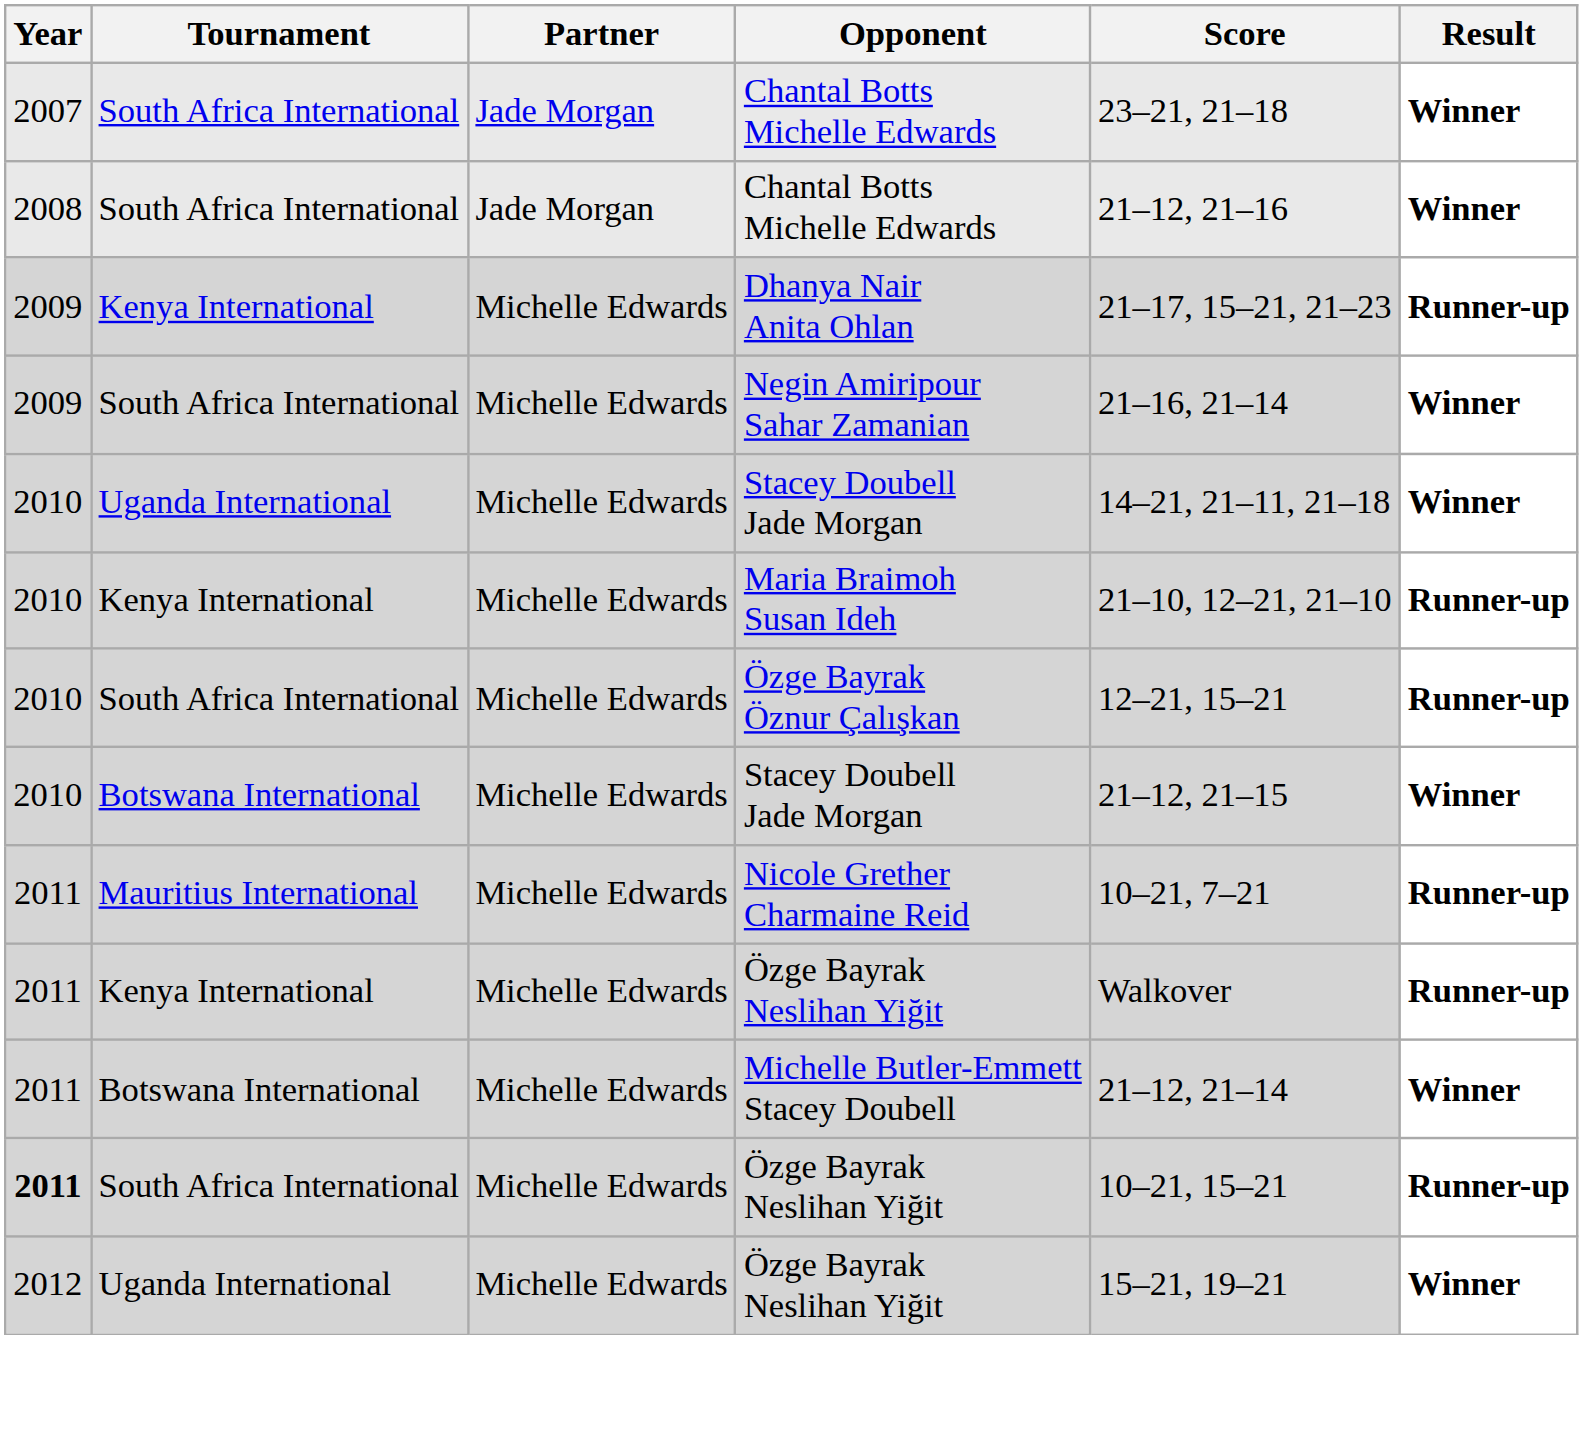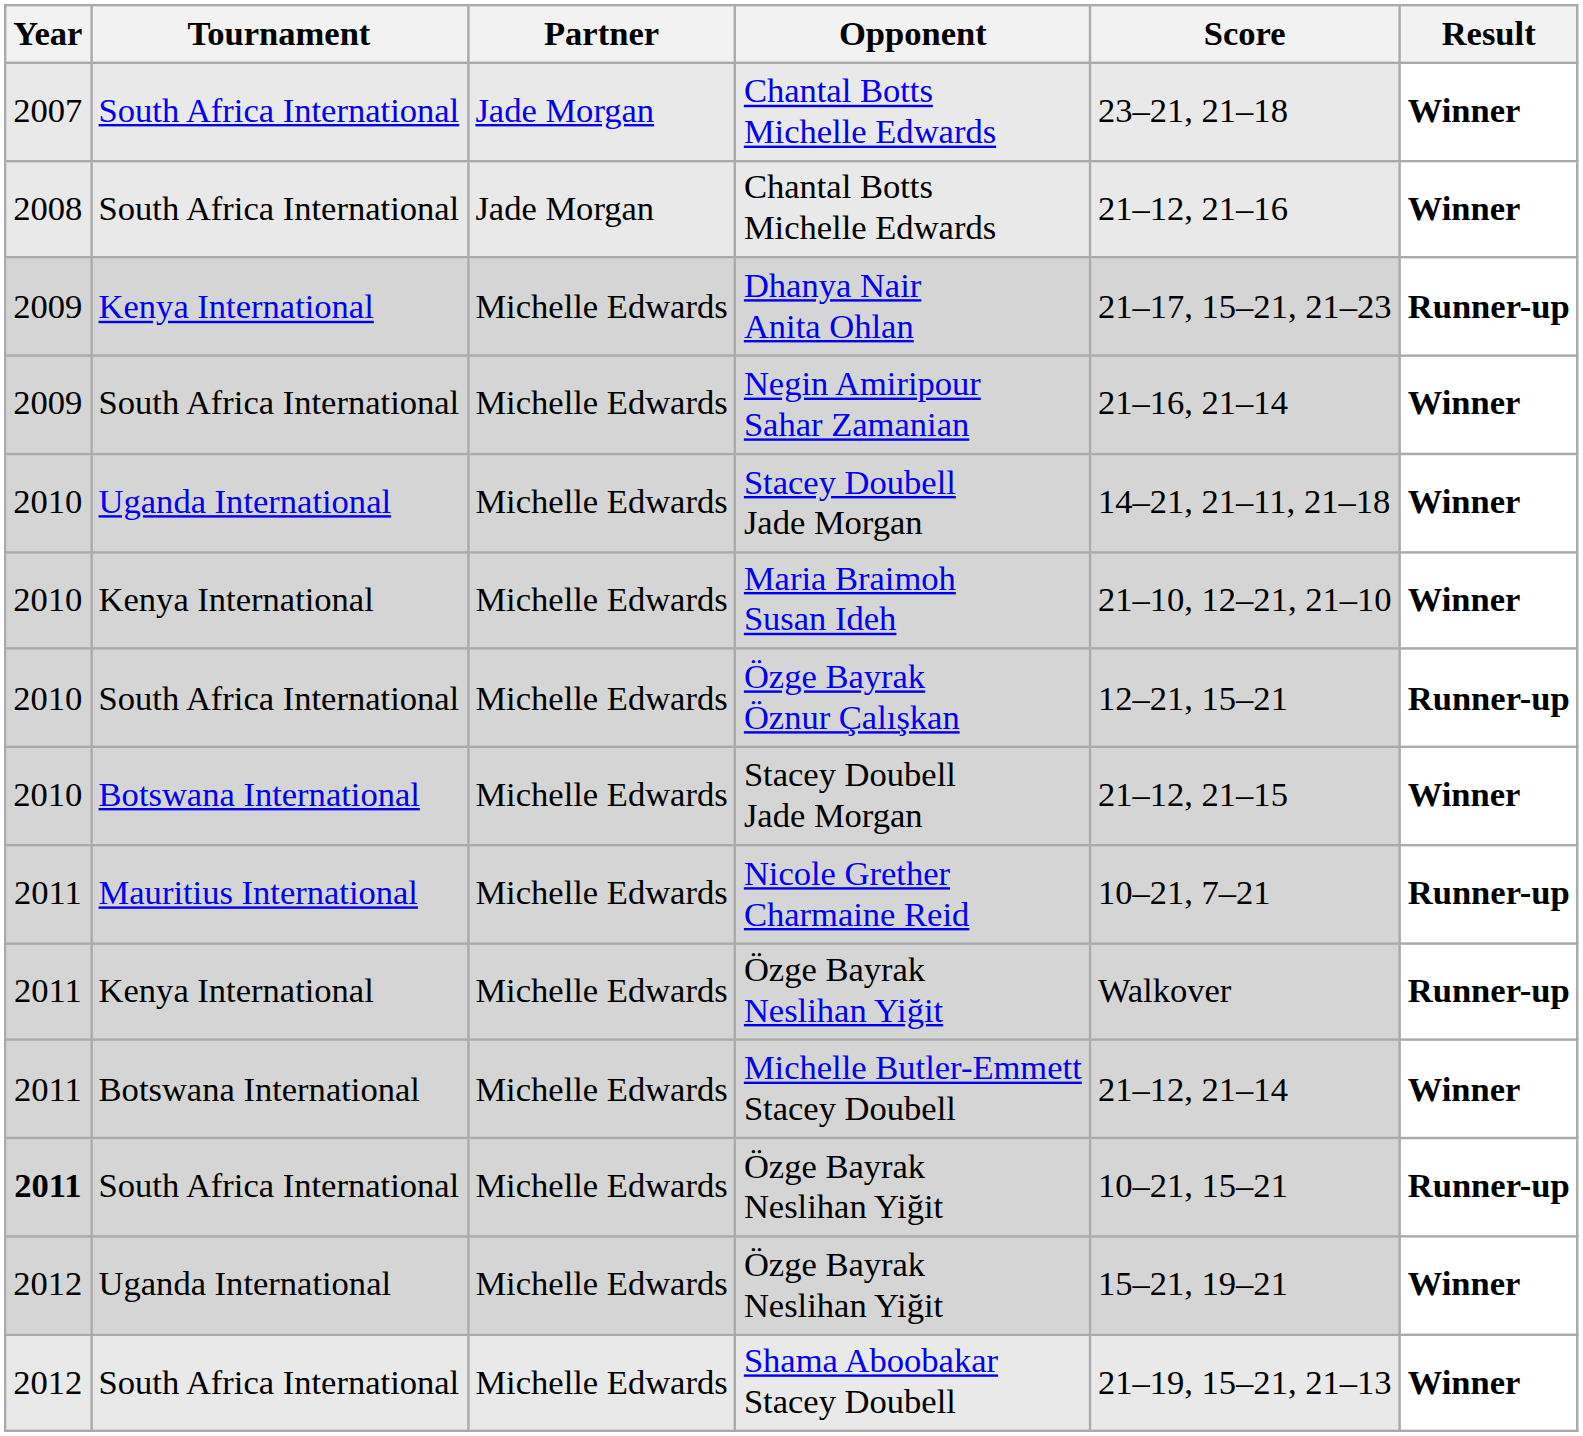(1489, 599) Runner-up -> (1464, 599) Winner
+ row: (279, 1382)
